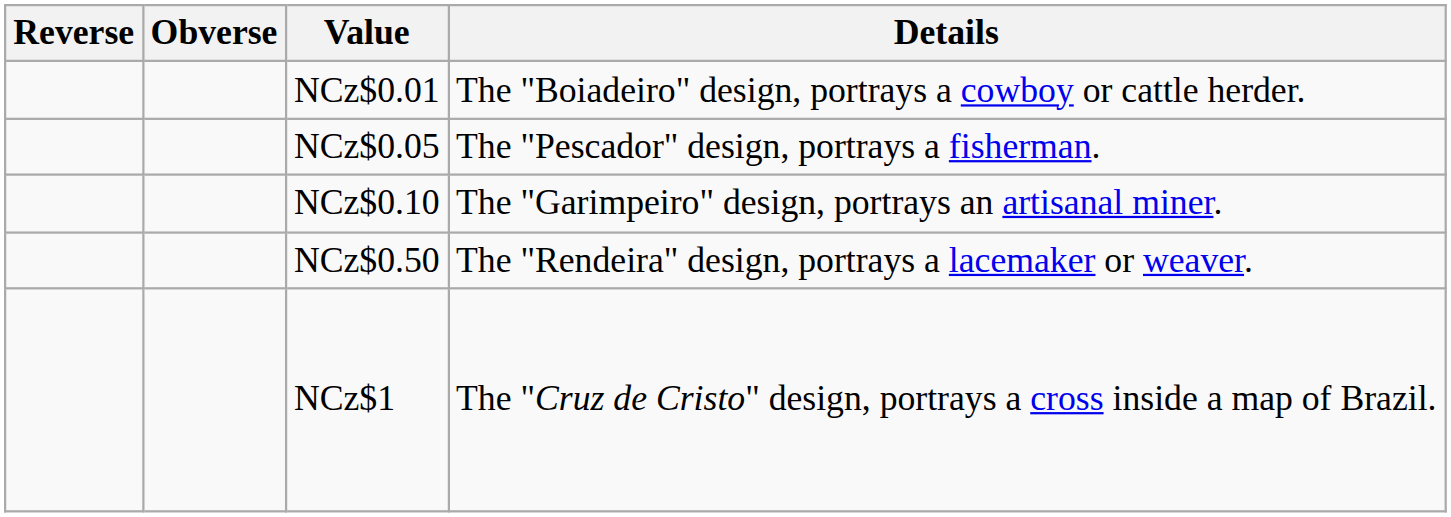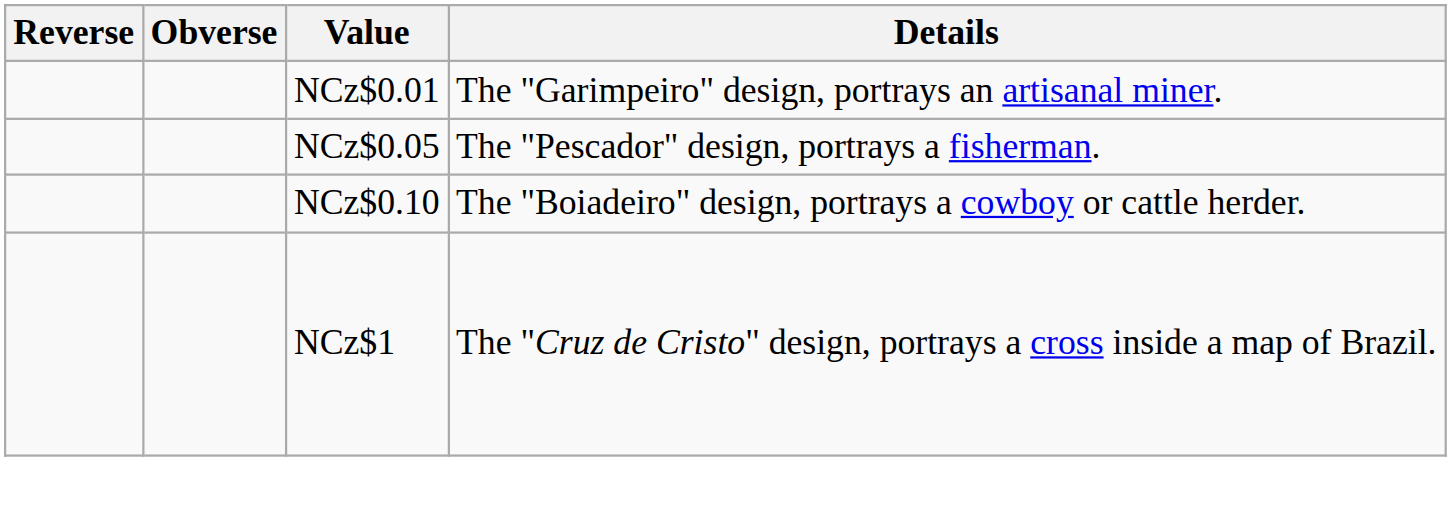(881, 89) The "Boiadeiro" design, portrays a cowboy or cattle herder. -> (839, 89) The "Garimpeiro" design, portrays an artisanal miner.
(839, 202) The "Garimpeiro" design, portrays an artisanal miner. -> (881, 202) The "Boiadeiro" design, portrays a cowboy or cattle herder.
- row: (367, 259)
